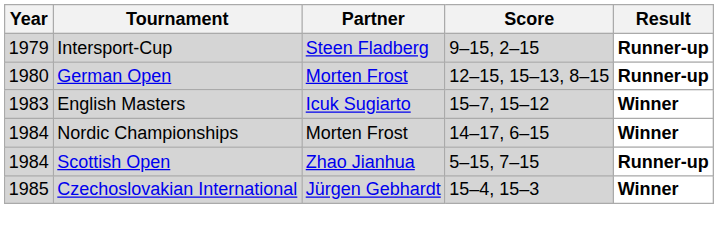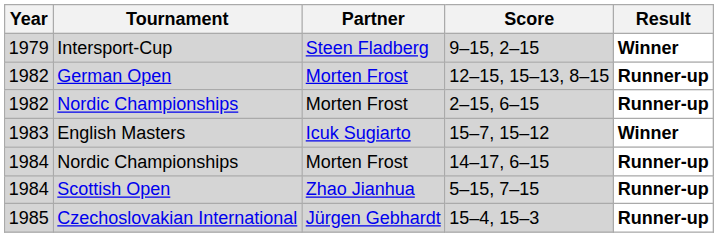(663, 48) Runner-up -> (648, 48) Winner
(29, 76) 1980 -> (29, 76) 1982
+ row: (494, 105)
(648, 133) Winner -> (663, 161) Runner-up
(648, 190) Winner -> (663, 218) Runner-up
